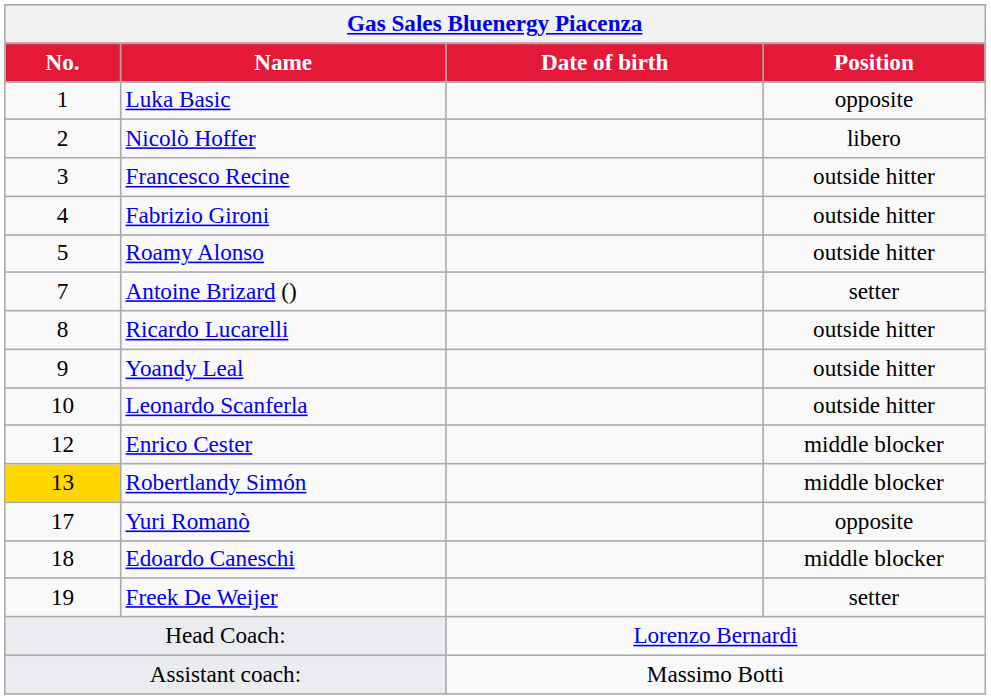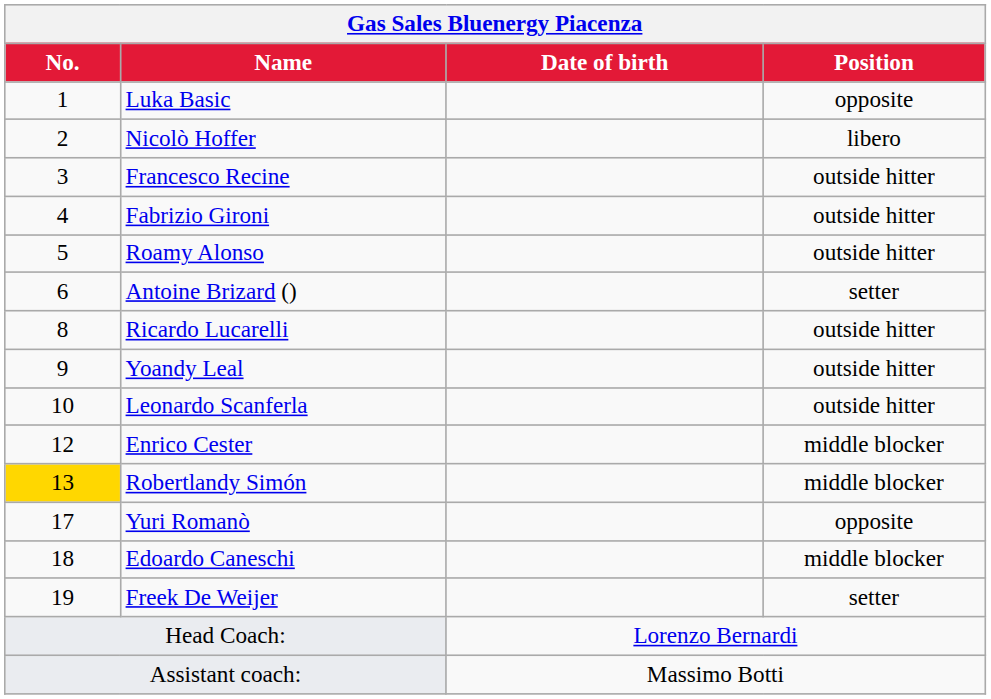(62, 291) 7 -> (62, 291) 6
